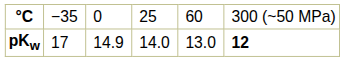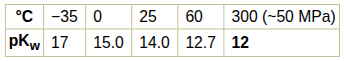(108, 42) 14.9 -> (108, 42) 15.0
(201, 42) 13.0 -> (201, 42) 12.7
